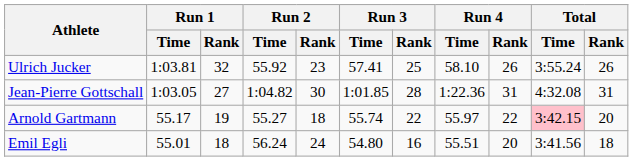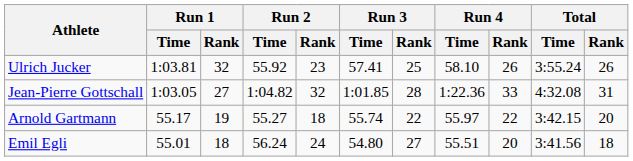(318, 93) 30 -> (318, 93) 32
(510, 93) 31 -> (510, 93) 33
(558, 118) pink background -> (558, 118) no background
(414, 143) 16 -> (414, 143) 27
